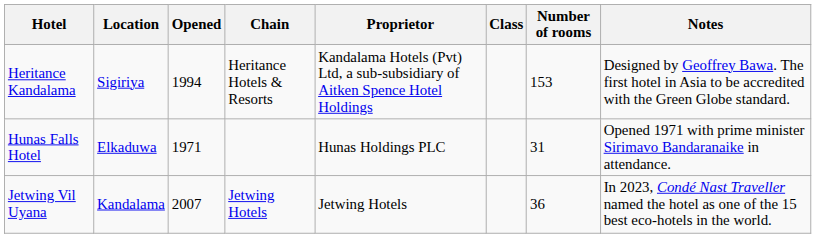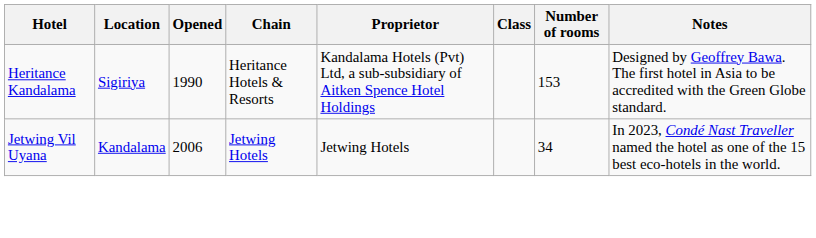(187, 81) 1994 -> (187, 81) 1990
- row: (43, 147)
(187, 204) 2007 -> (187, 147) 2006
(538, 204) 36 -> (545, 147) 34
